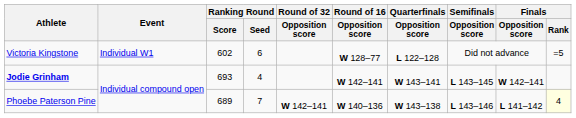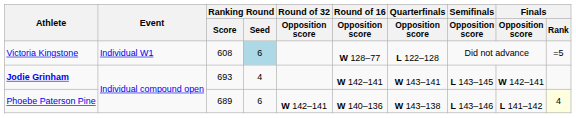(225, 53) 602 -> (225, 53) 608
(260, 53) no background -> (260, 53) lightblue background
(260, 101) 7 -> (260, 101) 6
